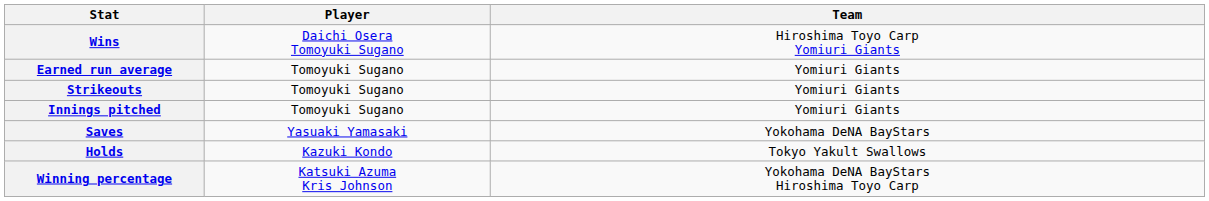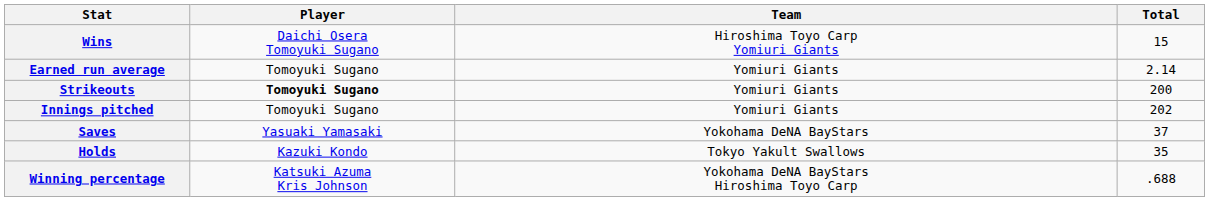+ column: (1161, 15)
(347, 90) normal -> (322, 90) bold
